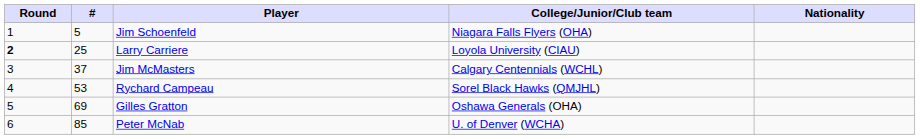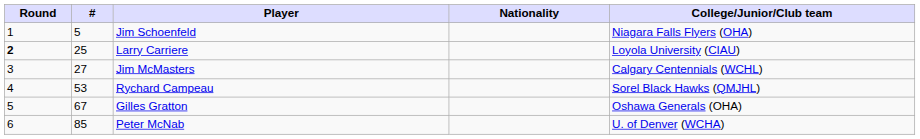columns swapped: (835, 13) <-> (602, 13)
(81, 69) 37 -> (81, 69) 27
(81, 106) 69 -> (81, 106) 67
